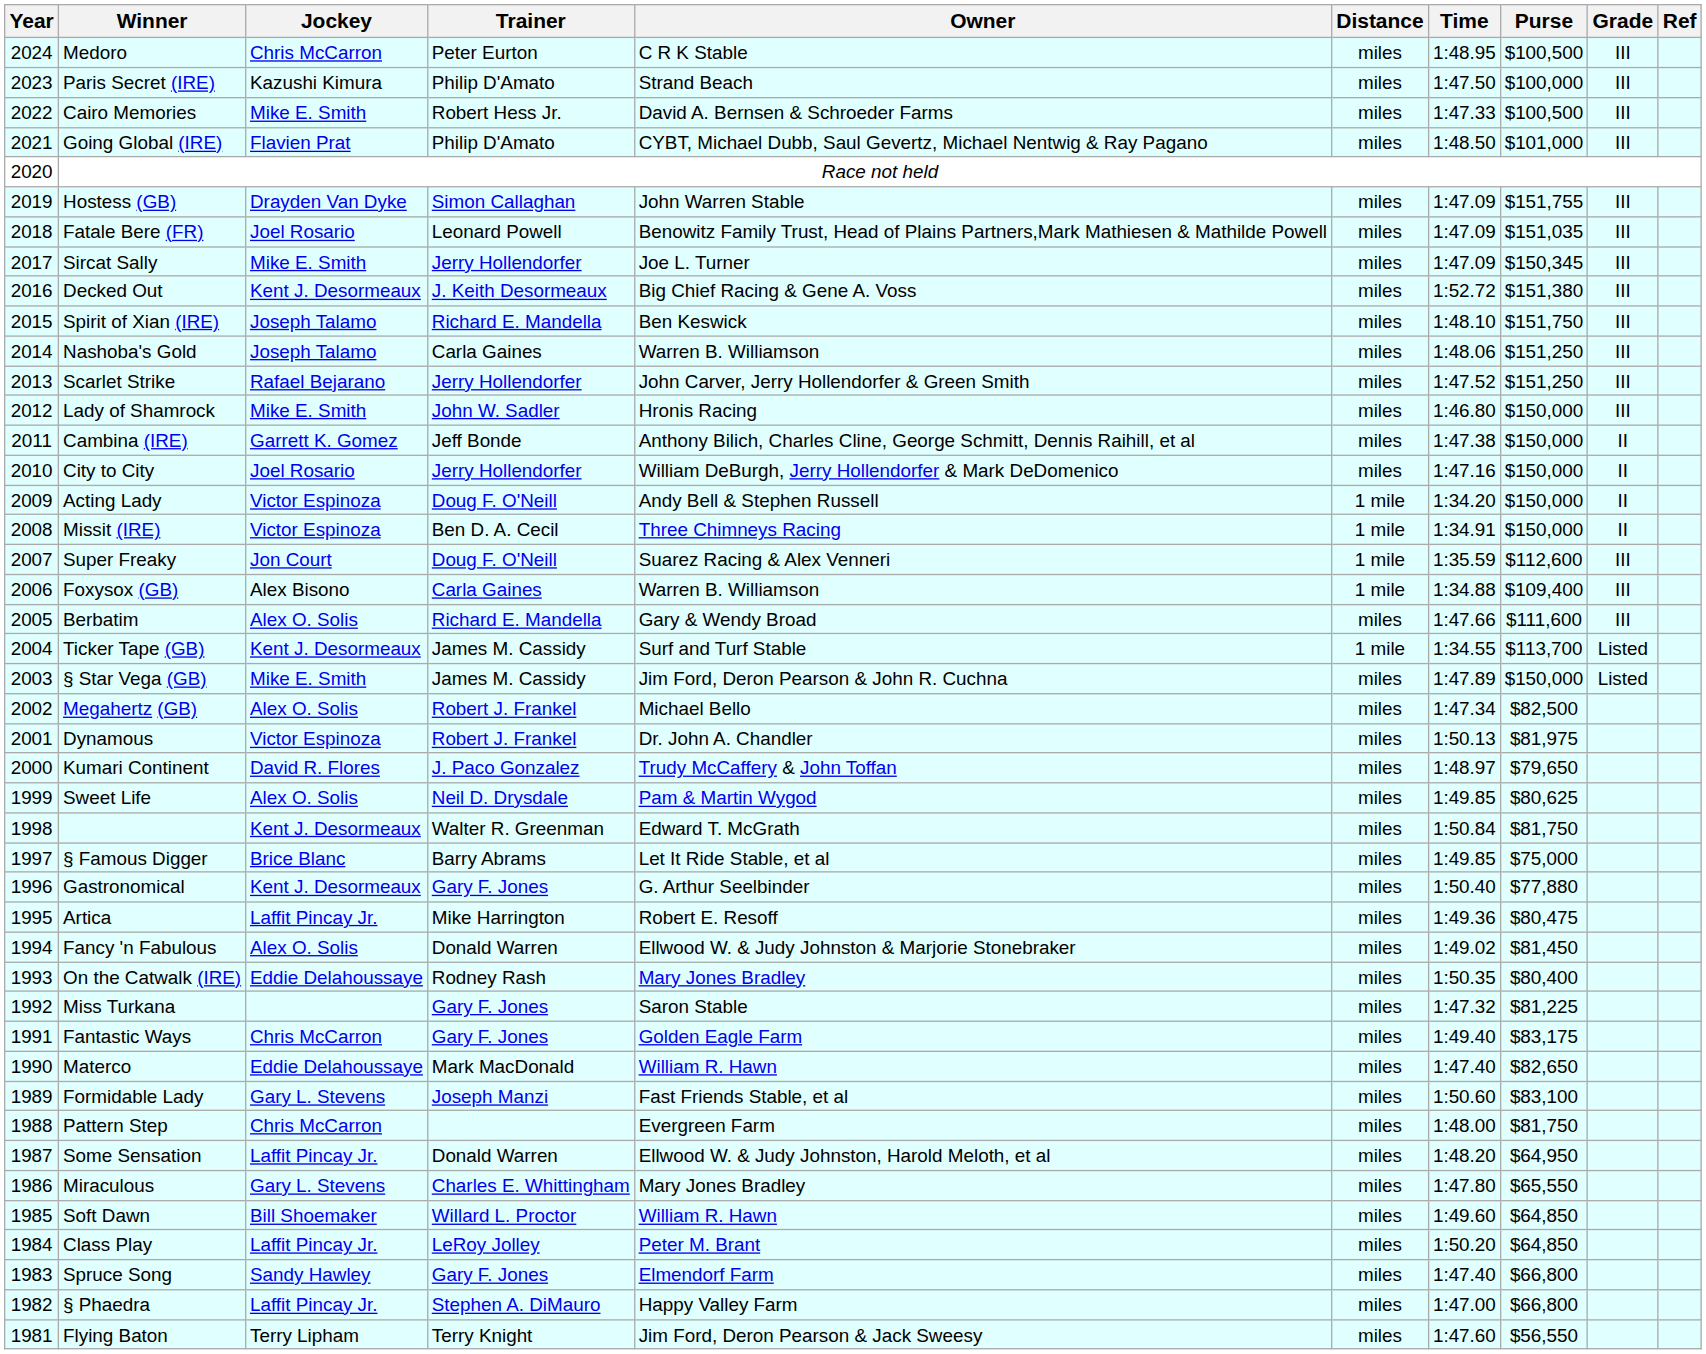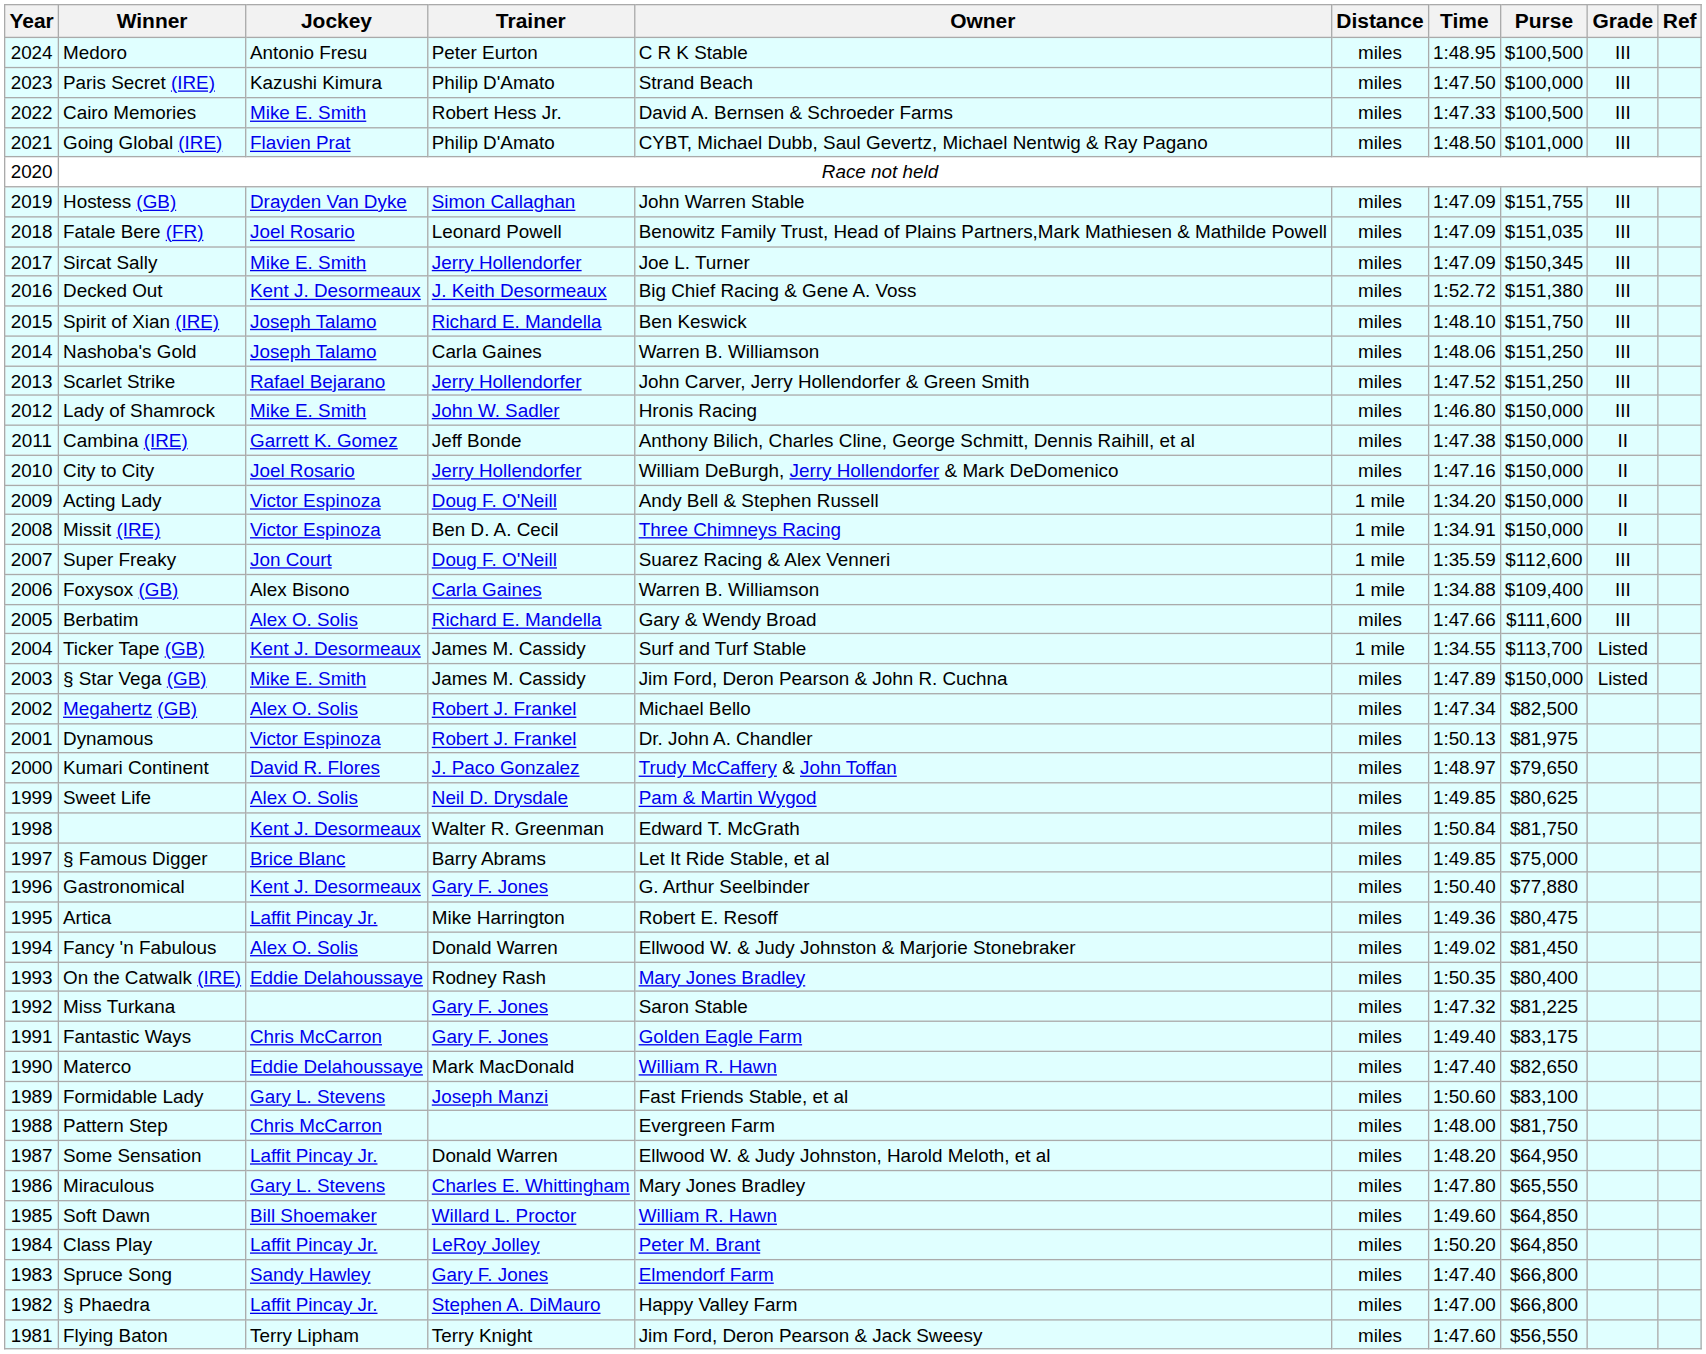(316, 53) Chris McCarron -> (309, 53) Antonio Fresu
